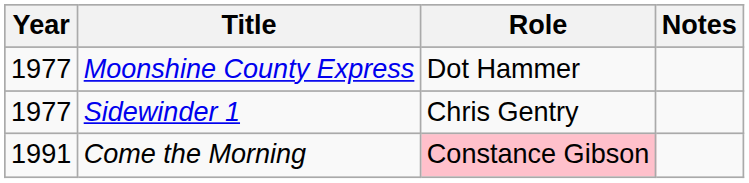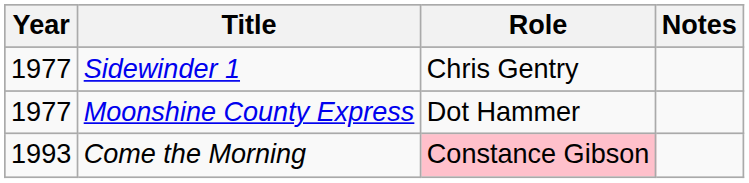rows swapped: (249, 68) <-> (162, 111)
(41, 154) 1991 -> (41, 154) 1993
